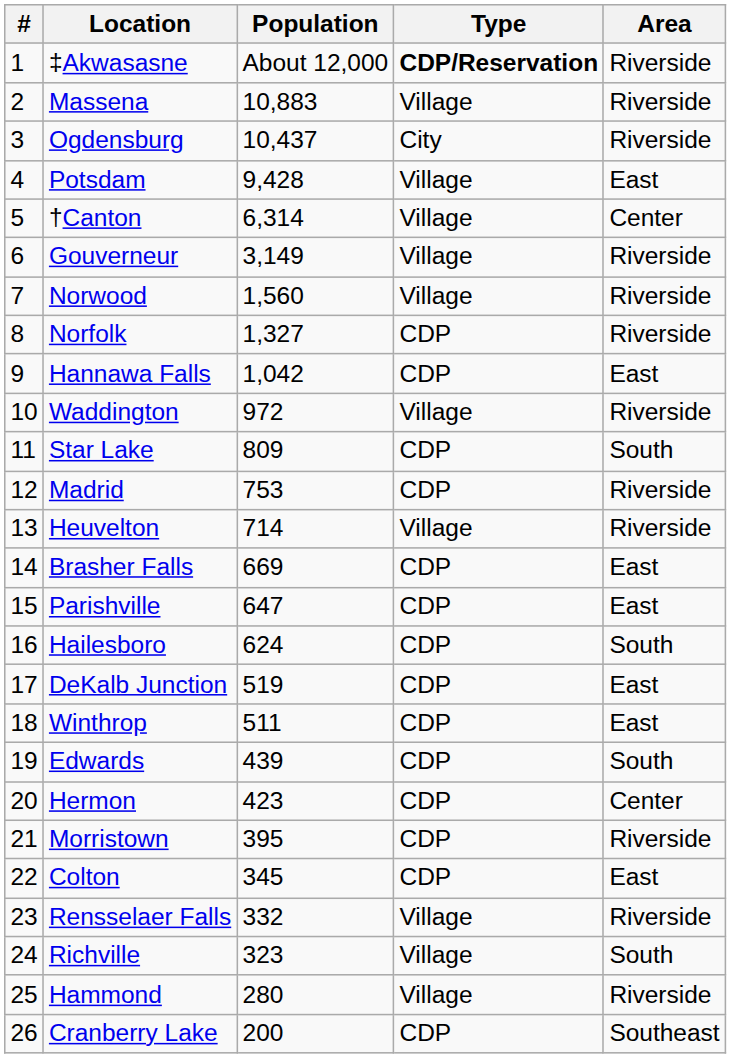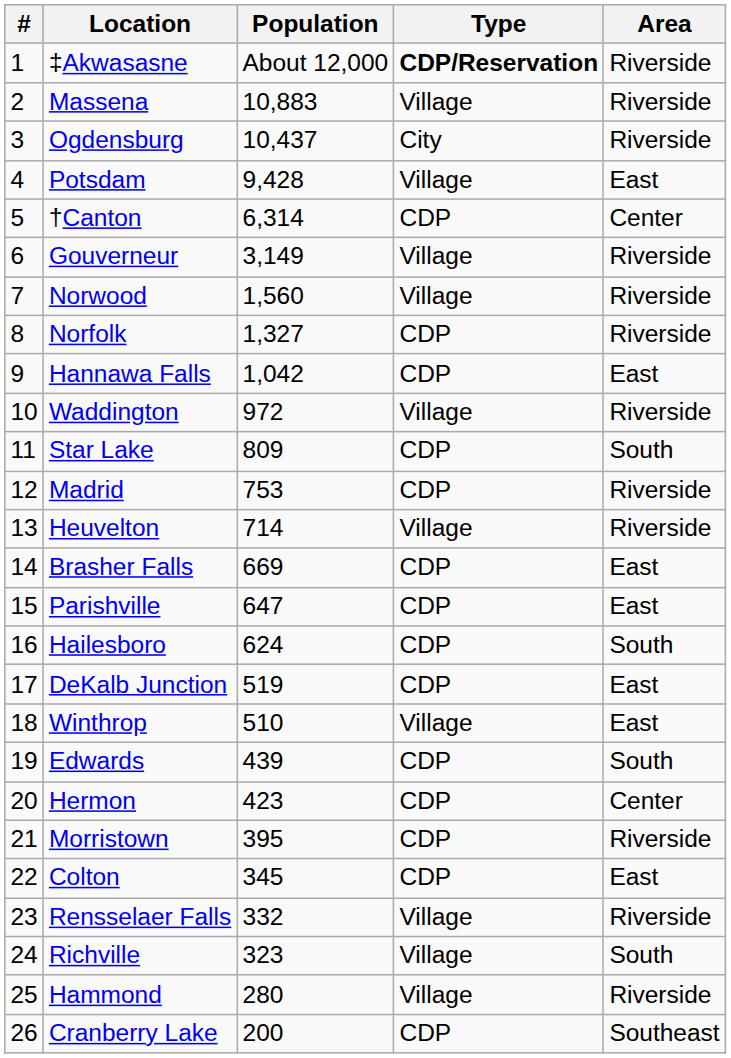(436, 218) Village -> (425, 218) CDP
(262, 722) 511 -> (263, 722) 510
(425, 722) CDP -> (436, 722) Village
